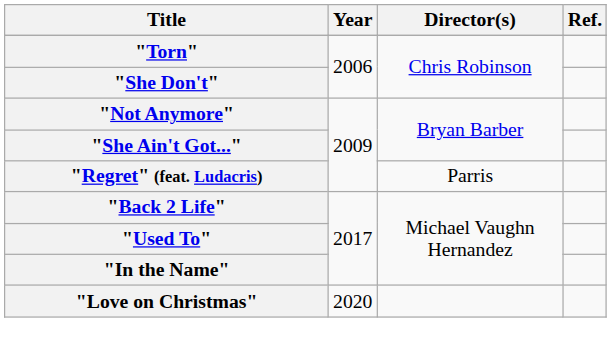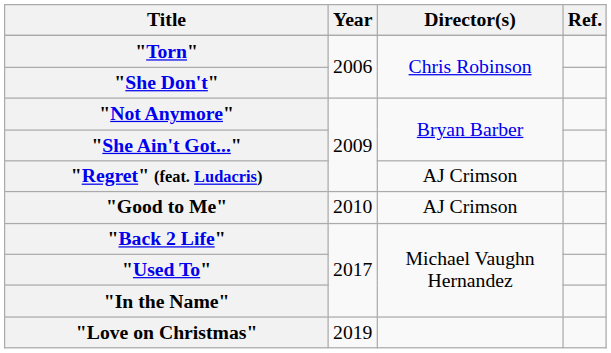(470, 176) Parris -> (470, 176) AJ Crimson
+ row: (167, 207)
(353, 301) 2020 -> (353, 332) 2019
